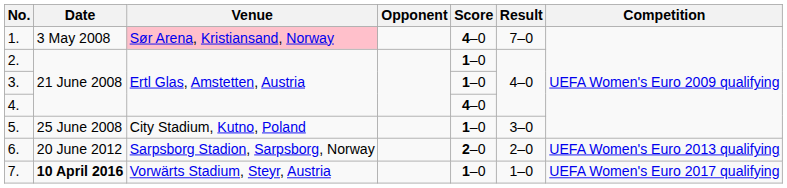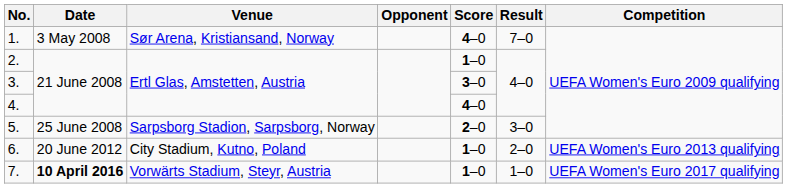(232, 37) pink background -> (232, 37) no background
(474, 82) 1–0 -> (474, 82) 3–0
(218, 127) City Stadium, Kutno, Poland -> (252, 127) Sarpsborg Stadion, Sarpsborg, Norway
(474, 127) 1–0 -> (474, 127) 2–0
(252, 149) Sarpsborg Stadion, Sarpsborg, Norway -> (218, 149) City Stadium, Kutno, Poland
(474, 149) 2–0 -> (474, 149) 1–0
